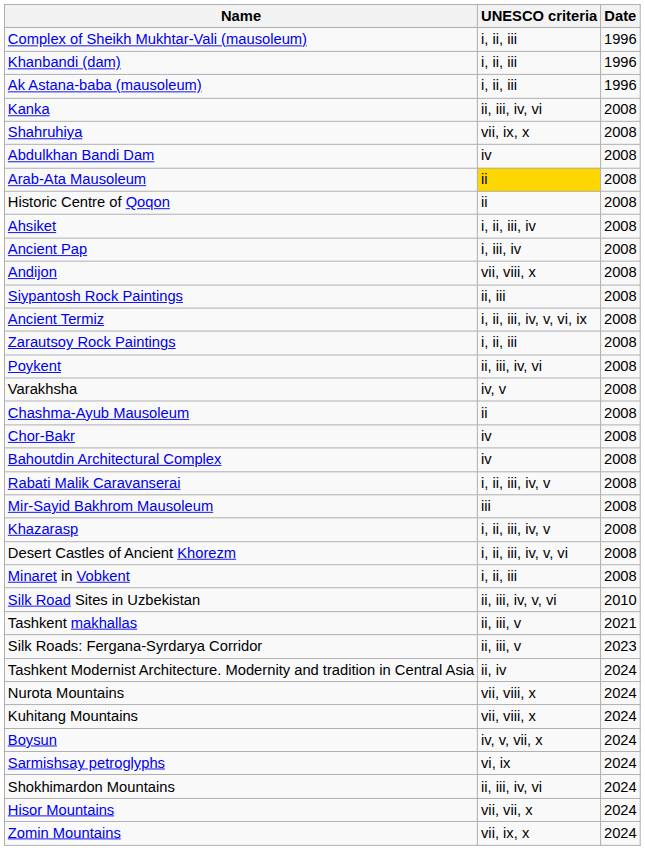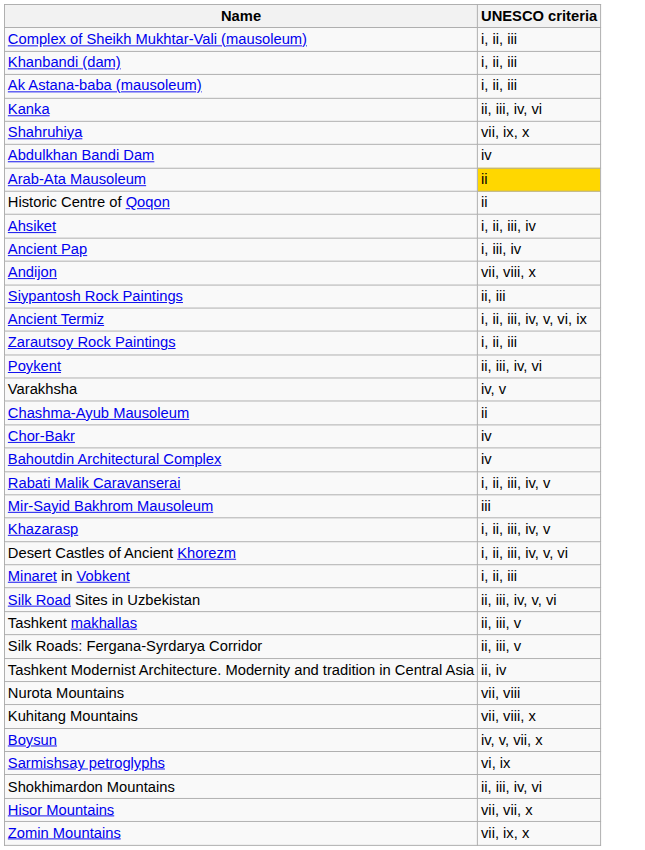- column: (620, 16)
(508, 693) vii, viii, x -> (501, 693) vii, viii
